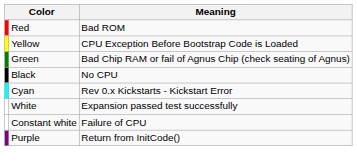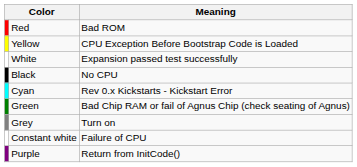rows swapped: (25, 59) <-> (24, 106)
+ row: (22, 122)
